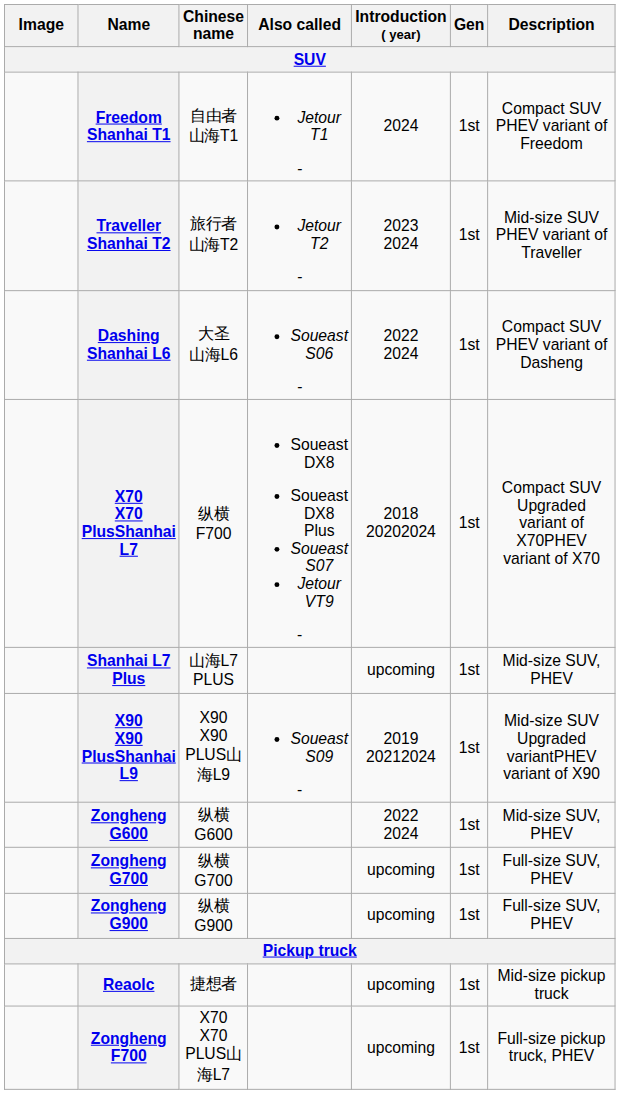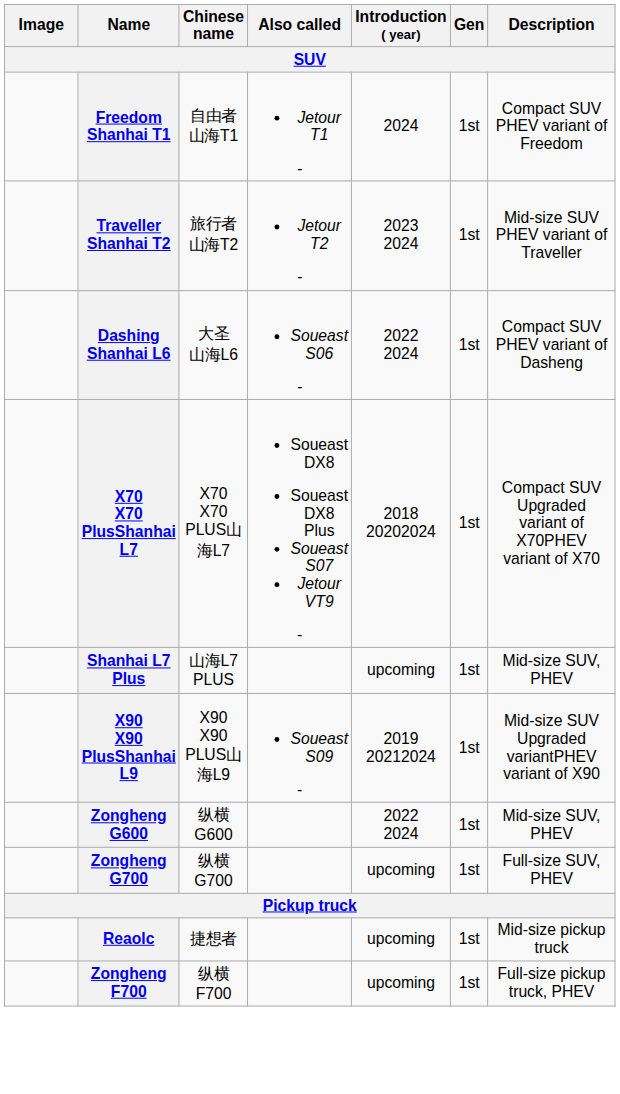(214, 523) 纵横F700 -> (214, 522) X70 X70 PLUS山海L7
- row: (129, 915)
(214, 1046) X70 X70 PLUS山海L7 -> (214, 983) 纵横F700
